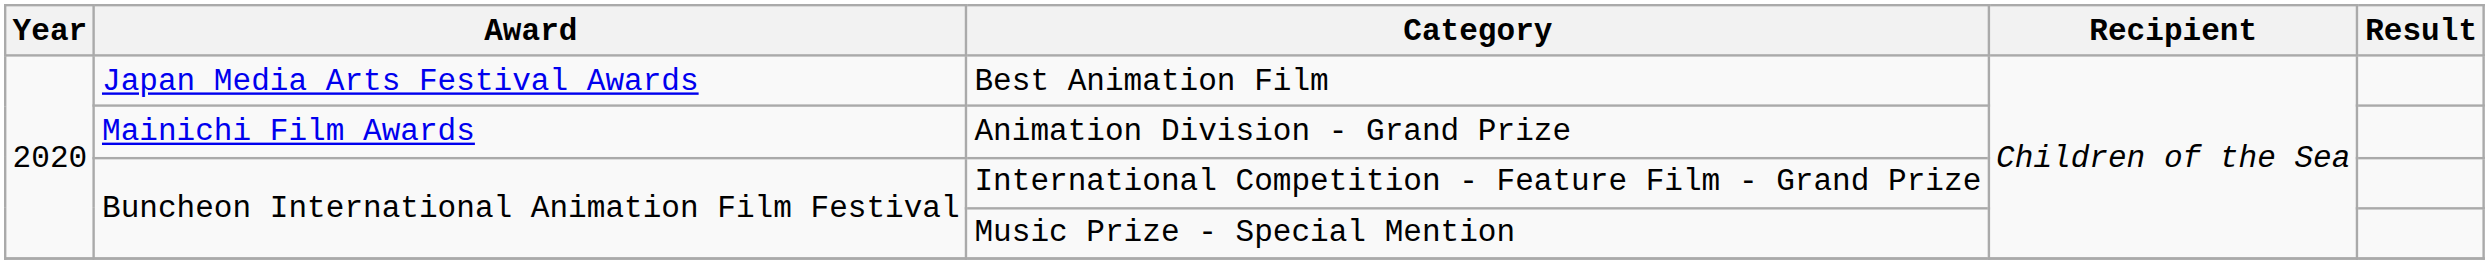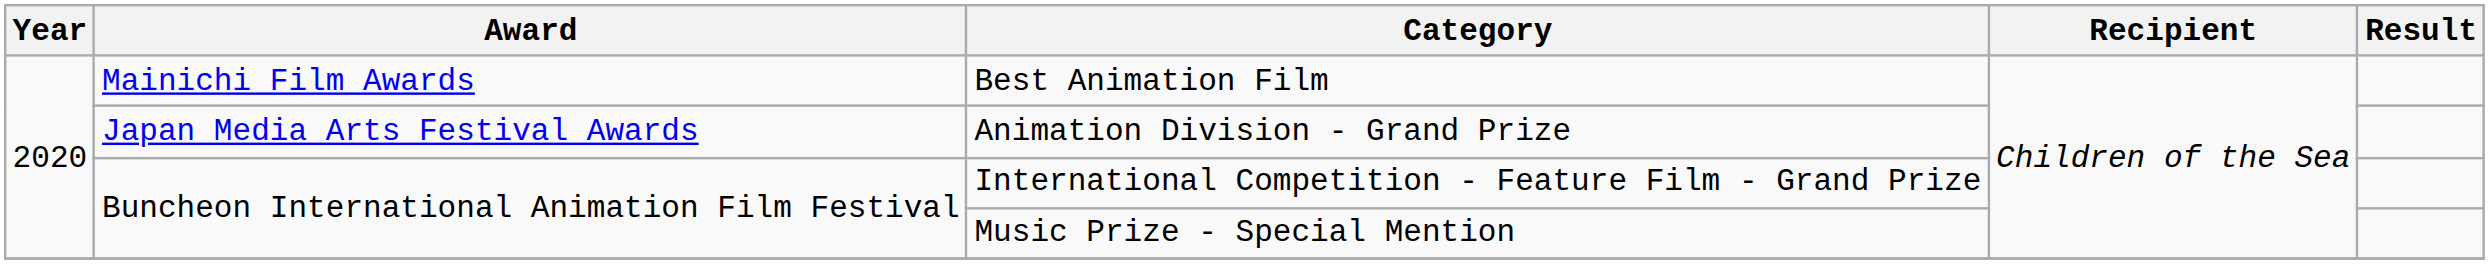(400, 81) Japan Media Arts Festival Awards -> (288, 81) Mainichi Film Awards
(288, 132) Mainichi Film Awards -> (400, 132) Japan Media Arts Festival Awards
